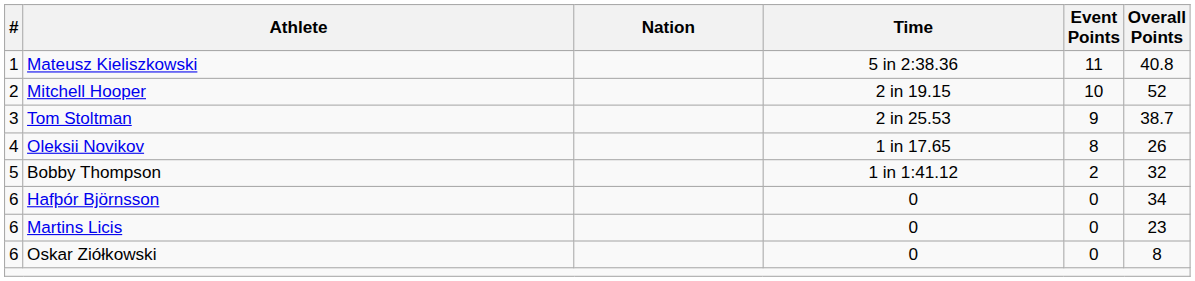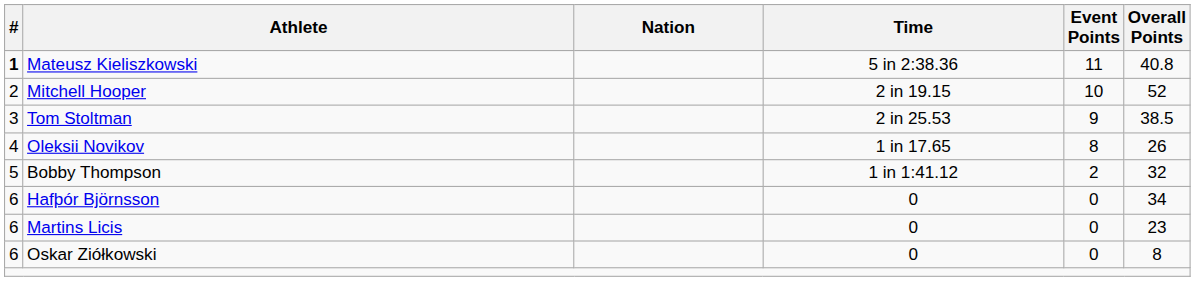(14, 64) normal -> (14, 64) bold
(1157, 118) 38.7 -> (1157, 118) 38.5
